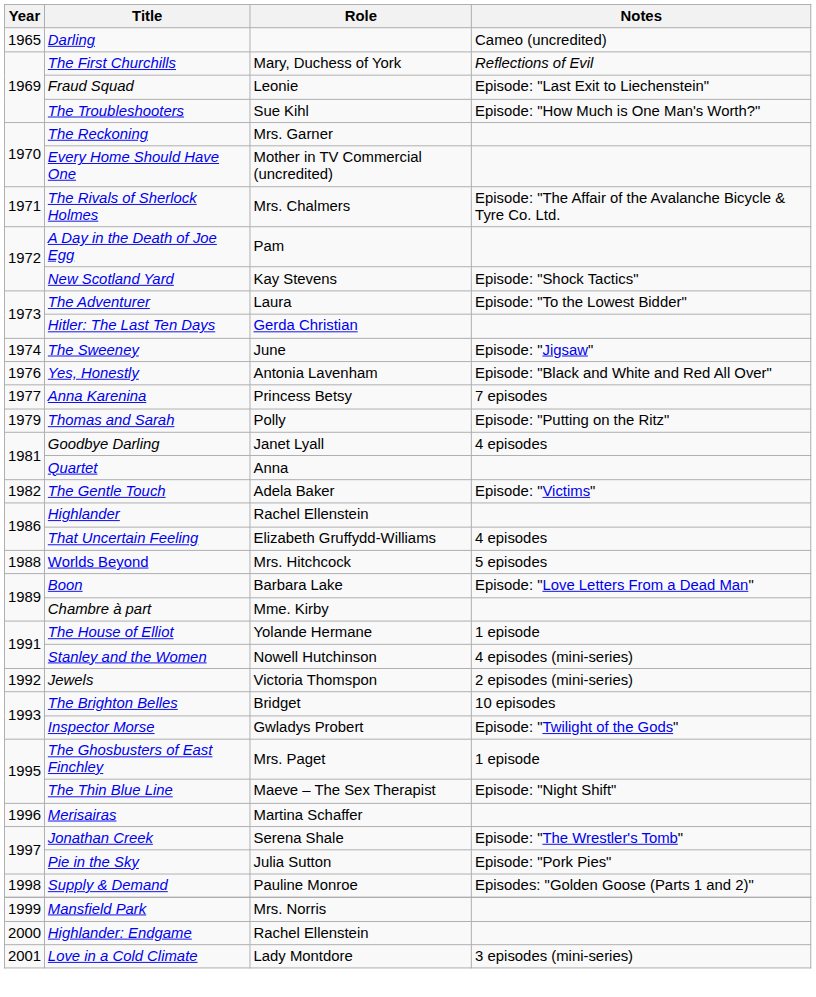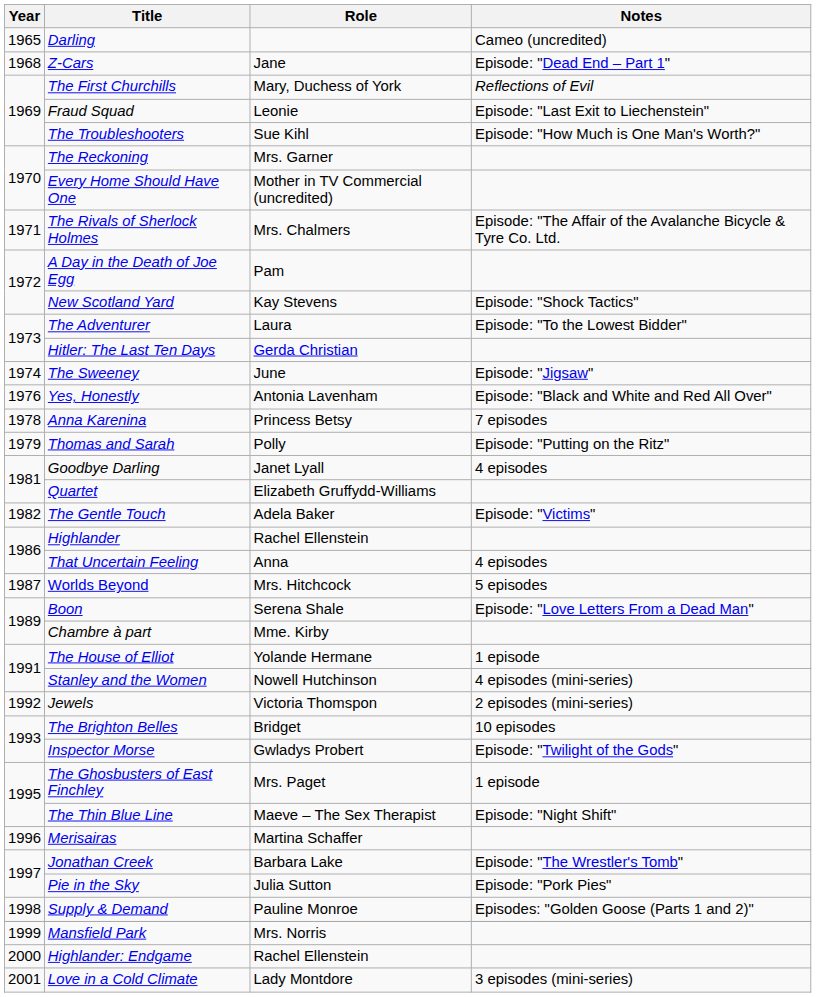+ row: (71, 63)
(24, 396) 1977 -> (24, 420) 1978
(271, 467) Anna -> (345, 491) Elizabeth Gruffydd-Williams
(345, 538) Elizabeth Gruffydd-Williams -> (271, 562) Anna
(24, 562) 1988 -> (24, 585) 1987
(298, 585) Barbara Lake -> (299, 609) Serena Shale
(299, 838) Serena Shale -> (298, 862) Barbara Lake
